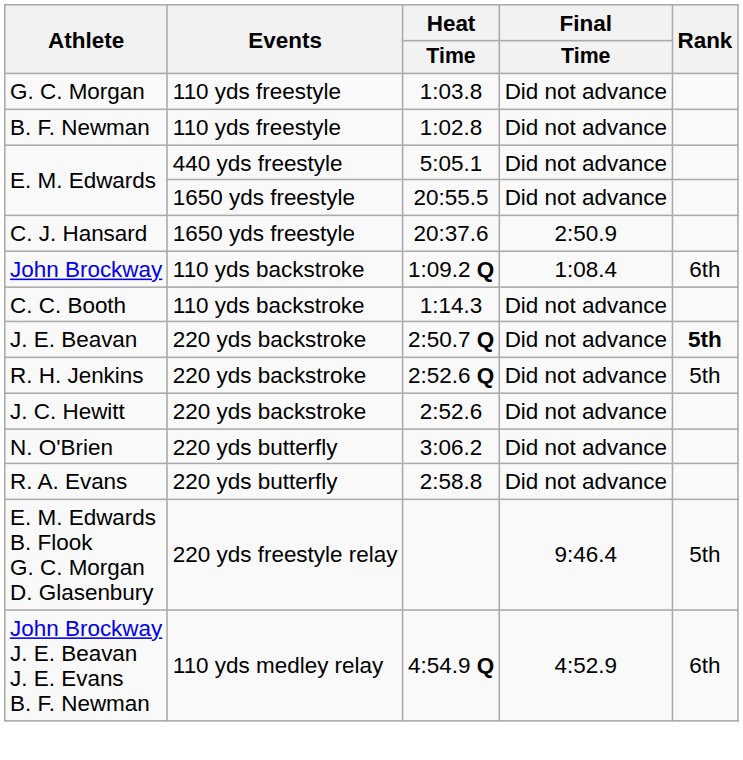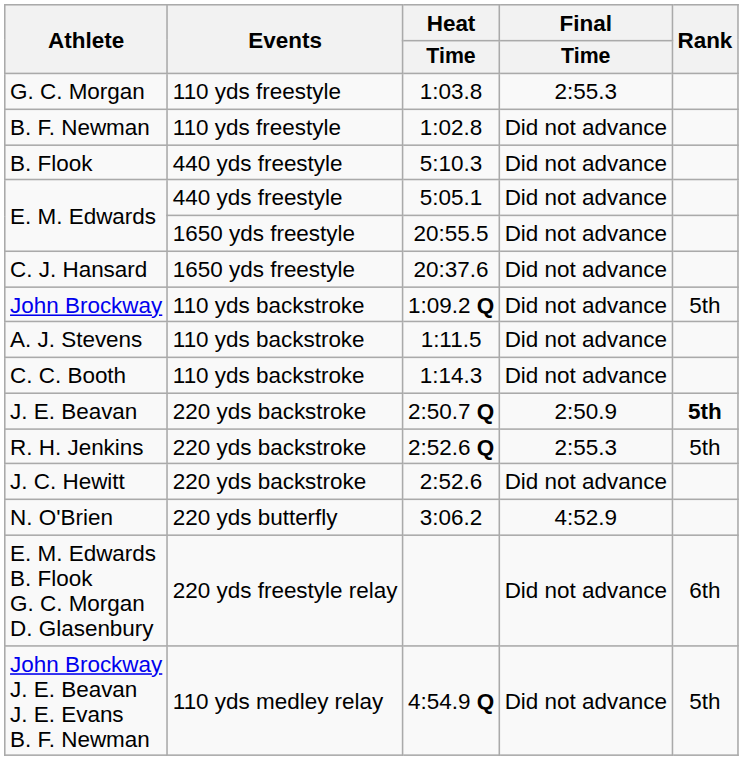(586, 92) Did not advance -> (586, 92) 2:55.3
+ row: (51, 163)
(586, 234) 2:50.9 -> (586, 269) Did not advance
(586, 269) 1:08.4 -> (586, 305) Did not advance
(705, 269) 6th -> (705, 305) 5th
+ row: (76, 340)
(586, 340) Did not advance -> (586, 411) 2:50.9
(586, 376) Did not advance -> (586, 447) 2:55.3
(586, 447) Did not advance -> (586, 518) 4:52.9
- row: (69, 482)
(586, 555) 9:46.4 -> (586, 591) Did not advance
(705, 555) 5th -> (705, 591) 6th
(586, 666) 4:52.9 -> (586, 701) Did not advance
(705, 666) 6th -> (705, 701) 5th
